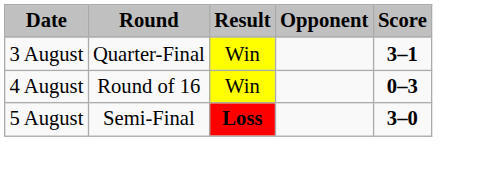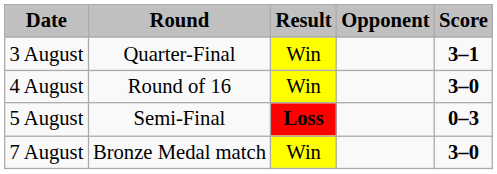(402, 86) 0–3 -> (463, 86) 3–0
(402, 119) 3–0 -> (463, 119) 0–3
+ row: (46, 151)
